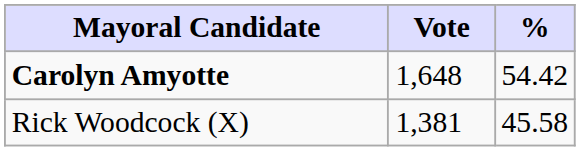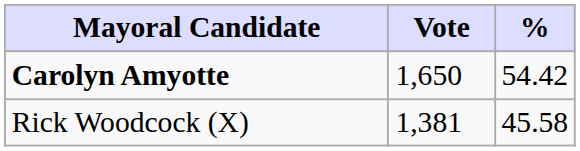(429, 74) 1,648 -> (429, 74) 1,650
